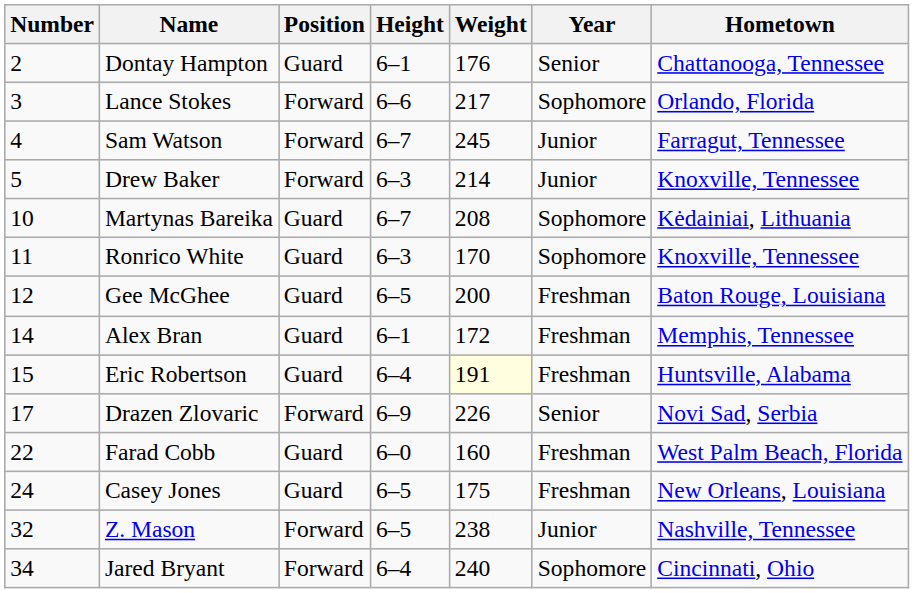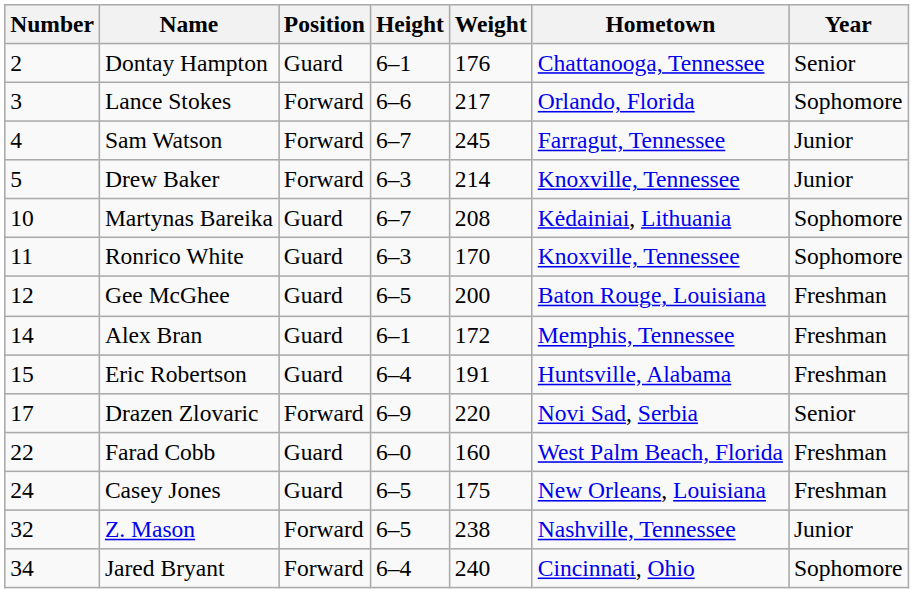columns swapped: (592, 24) <-> (780, 24)
(473, 373) lightyellow background -> (473, 373) no background
(473, 412) 226 -> (473, 412) 220
